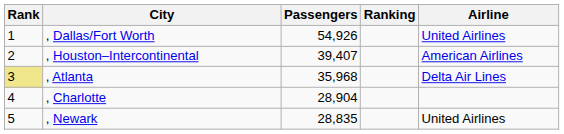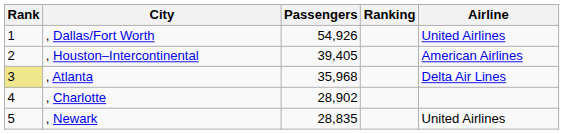(338, 57) 39,407 -> (338, 57) 39,405
(338, 98) 28,904 -> (338, 98) 28,902
